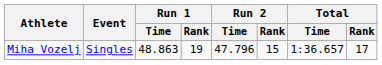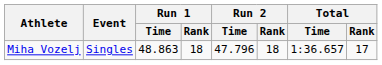(196, 50) 19 -> (196, 50) 18
(272, 50) 15 -> (272, 50) 18
